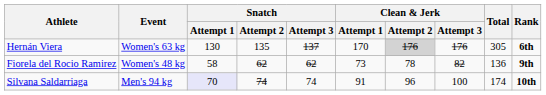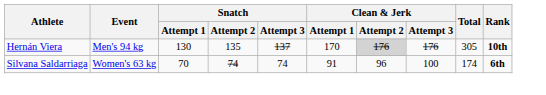(153, 47) Women's 63 kg -> (118, 47) Men's 94 kg
(526, 47) 6th -> (498, 47) 10th
- row: (62, 64)
(147, 81) Men's 94 kg -> (124, 64) Women's 63 kg
(212, 81) lavender background -> (183, 64) no background
(526, 81) 10th -> (498, 64) 6th
